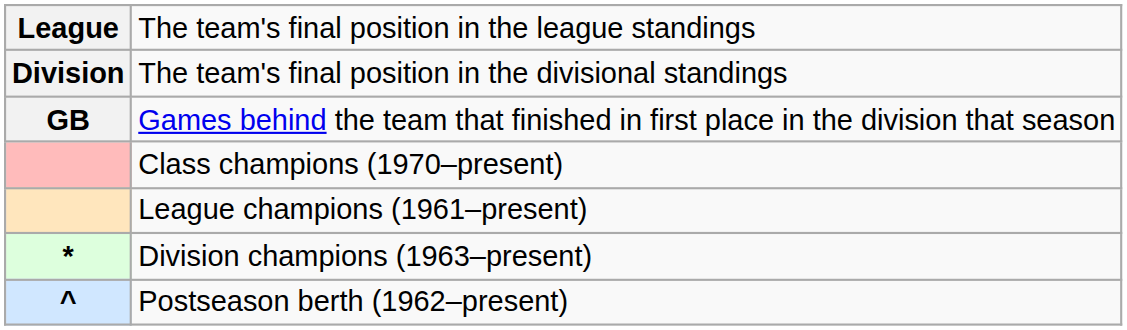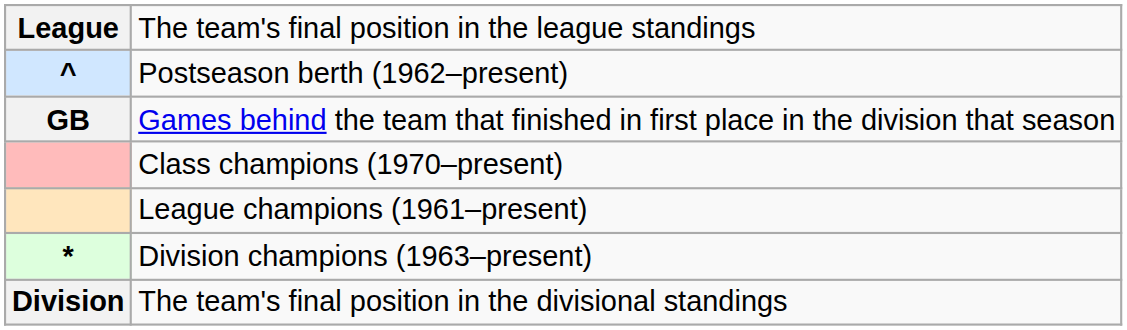rows swapped: (463, 73) <-> (353, 301)
